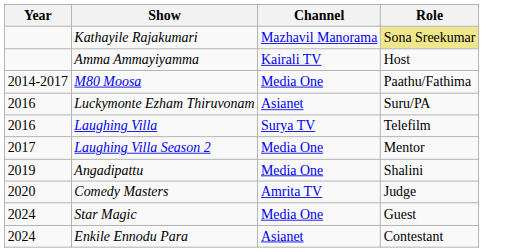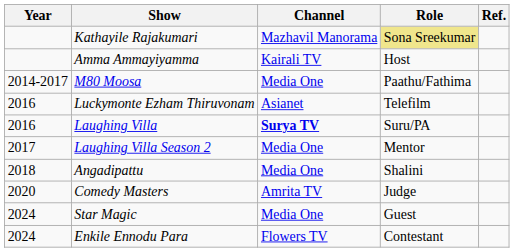+ column: (494, 15)
(407, 103) Suru/PA -> (407, 103) Telefilm
(288, 125) normal -> (290, 125) bold
(407, 125) Telefilm -> (407, 125) Suru/PA
(22, 170) 2019 -> (22, 170) 2018
(282, 236) Asianet -> (294, 236) Flowers TV
